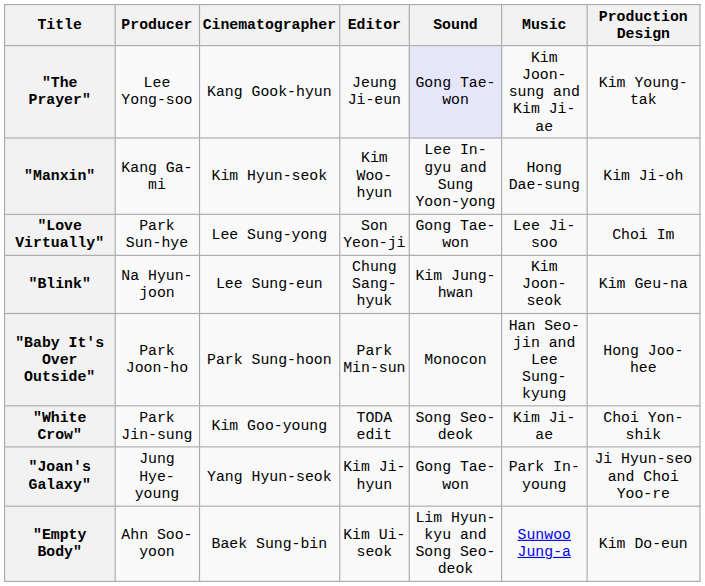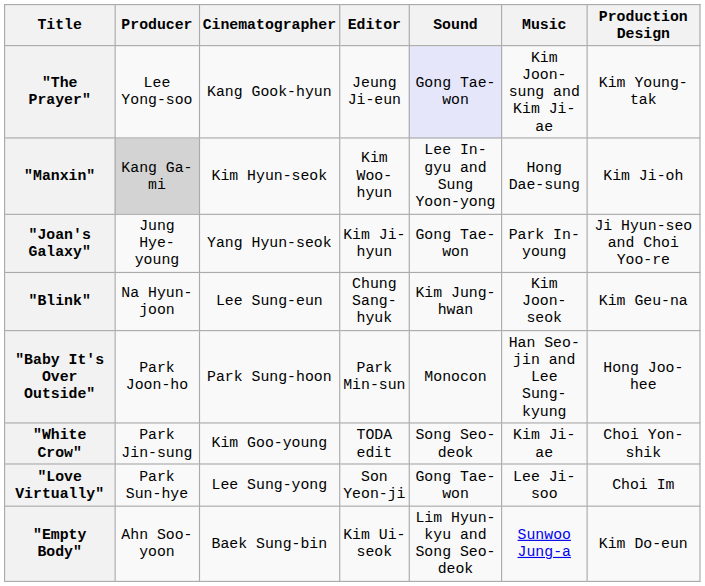(157, 176) no background -> (157, 176) lightgrey background
rows swapped: (60, 476) <-> (60, 234)
